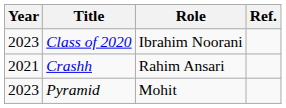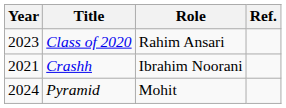(191, 41) Ibrahim Noorani -> (182, 41) Rahim Ansari
(182, 66) Rahim Ansari -> (191, 66) Ibrahim Noorani
(24, 90) 2023 -> (24, 90) 2024
